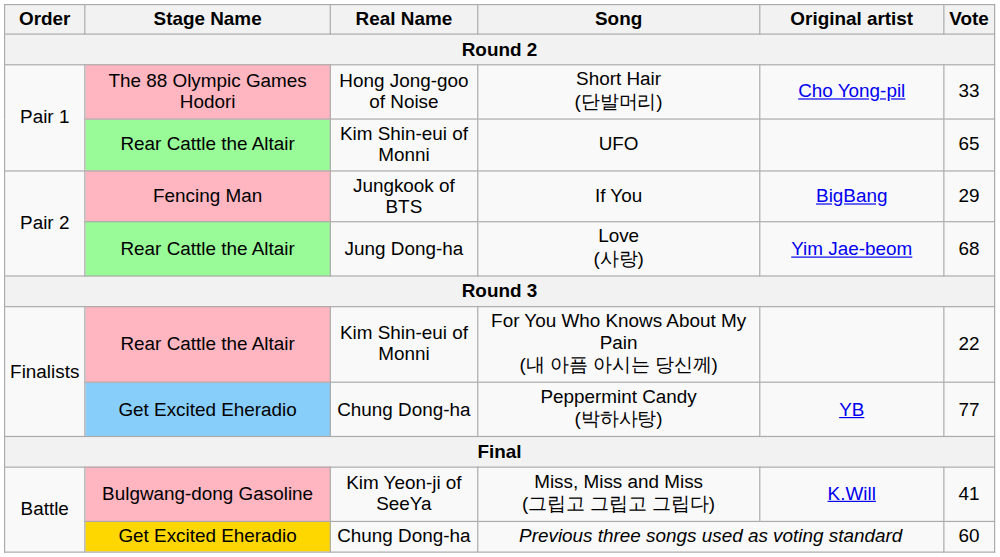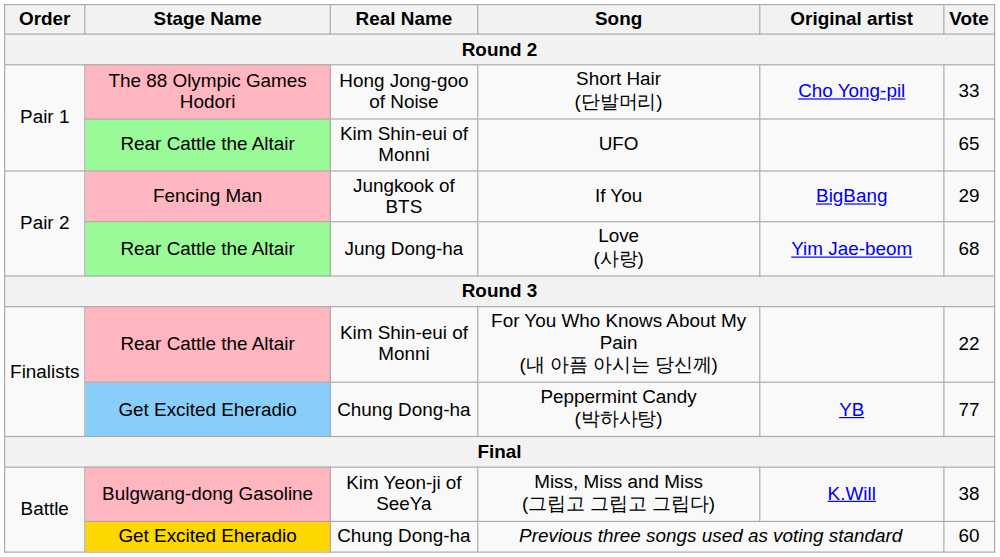(969, 494) 41 -> (969, 494) 38
